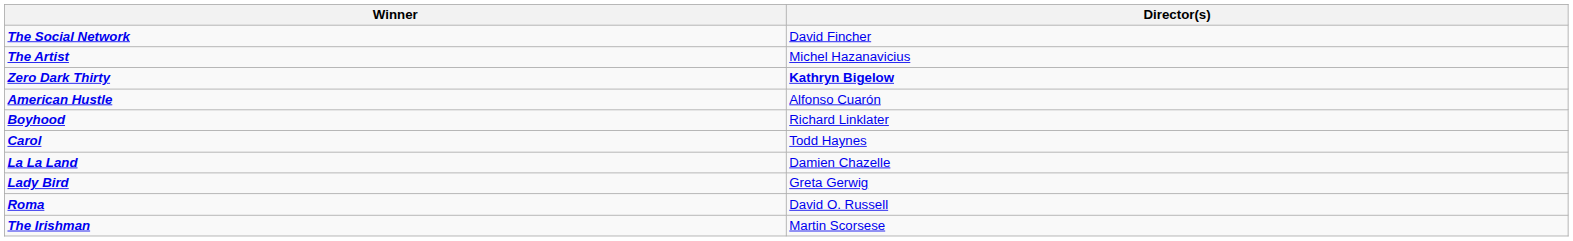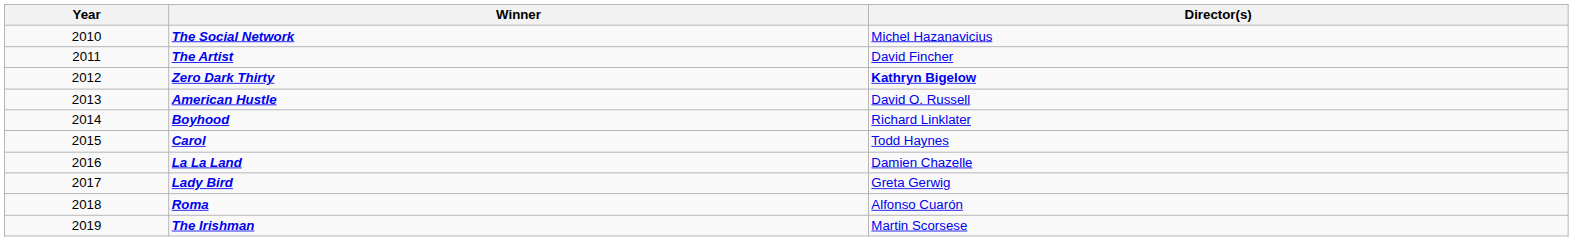+ column: (87, 15)
(830, 36) David Fincher -> (932, 36) Michel Hazanavicius
(850, 57) Michel Hazanavicius -> (912, 57) David Fincher
(835, 99) Alfonso Cuarón -> (921, 99) David O. Russell
(839, 204) David O. Russell -> (917, 204) Alfonso Cuarón
